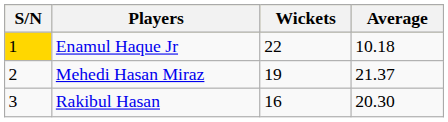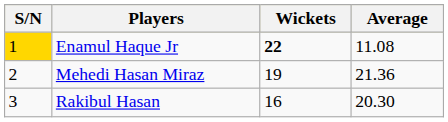(273, 46) normal -> (273, 46) bold
(375, 46) 10.18 -> (375, 46) 11.08
(375, 74) 21.37 -> (375, 74) 21.36
